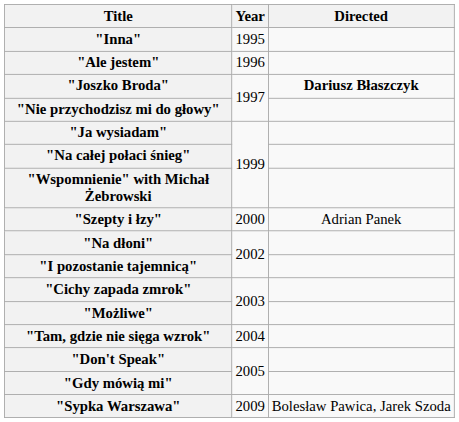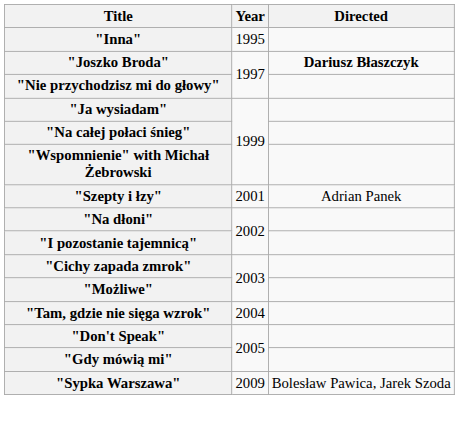- row: (118, 62)
(250, 219) 2000 -> (250, 196) 2001
